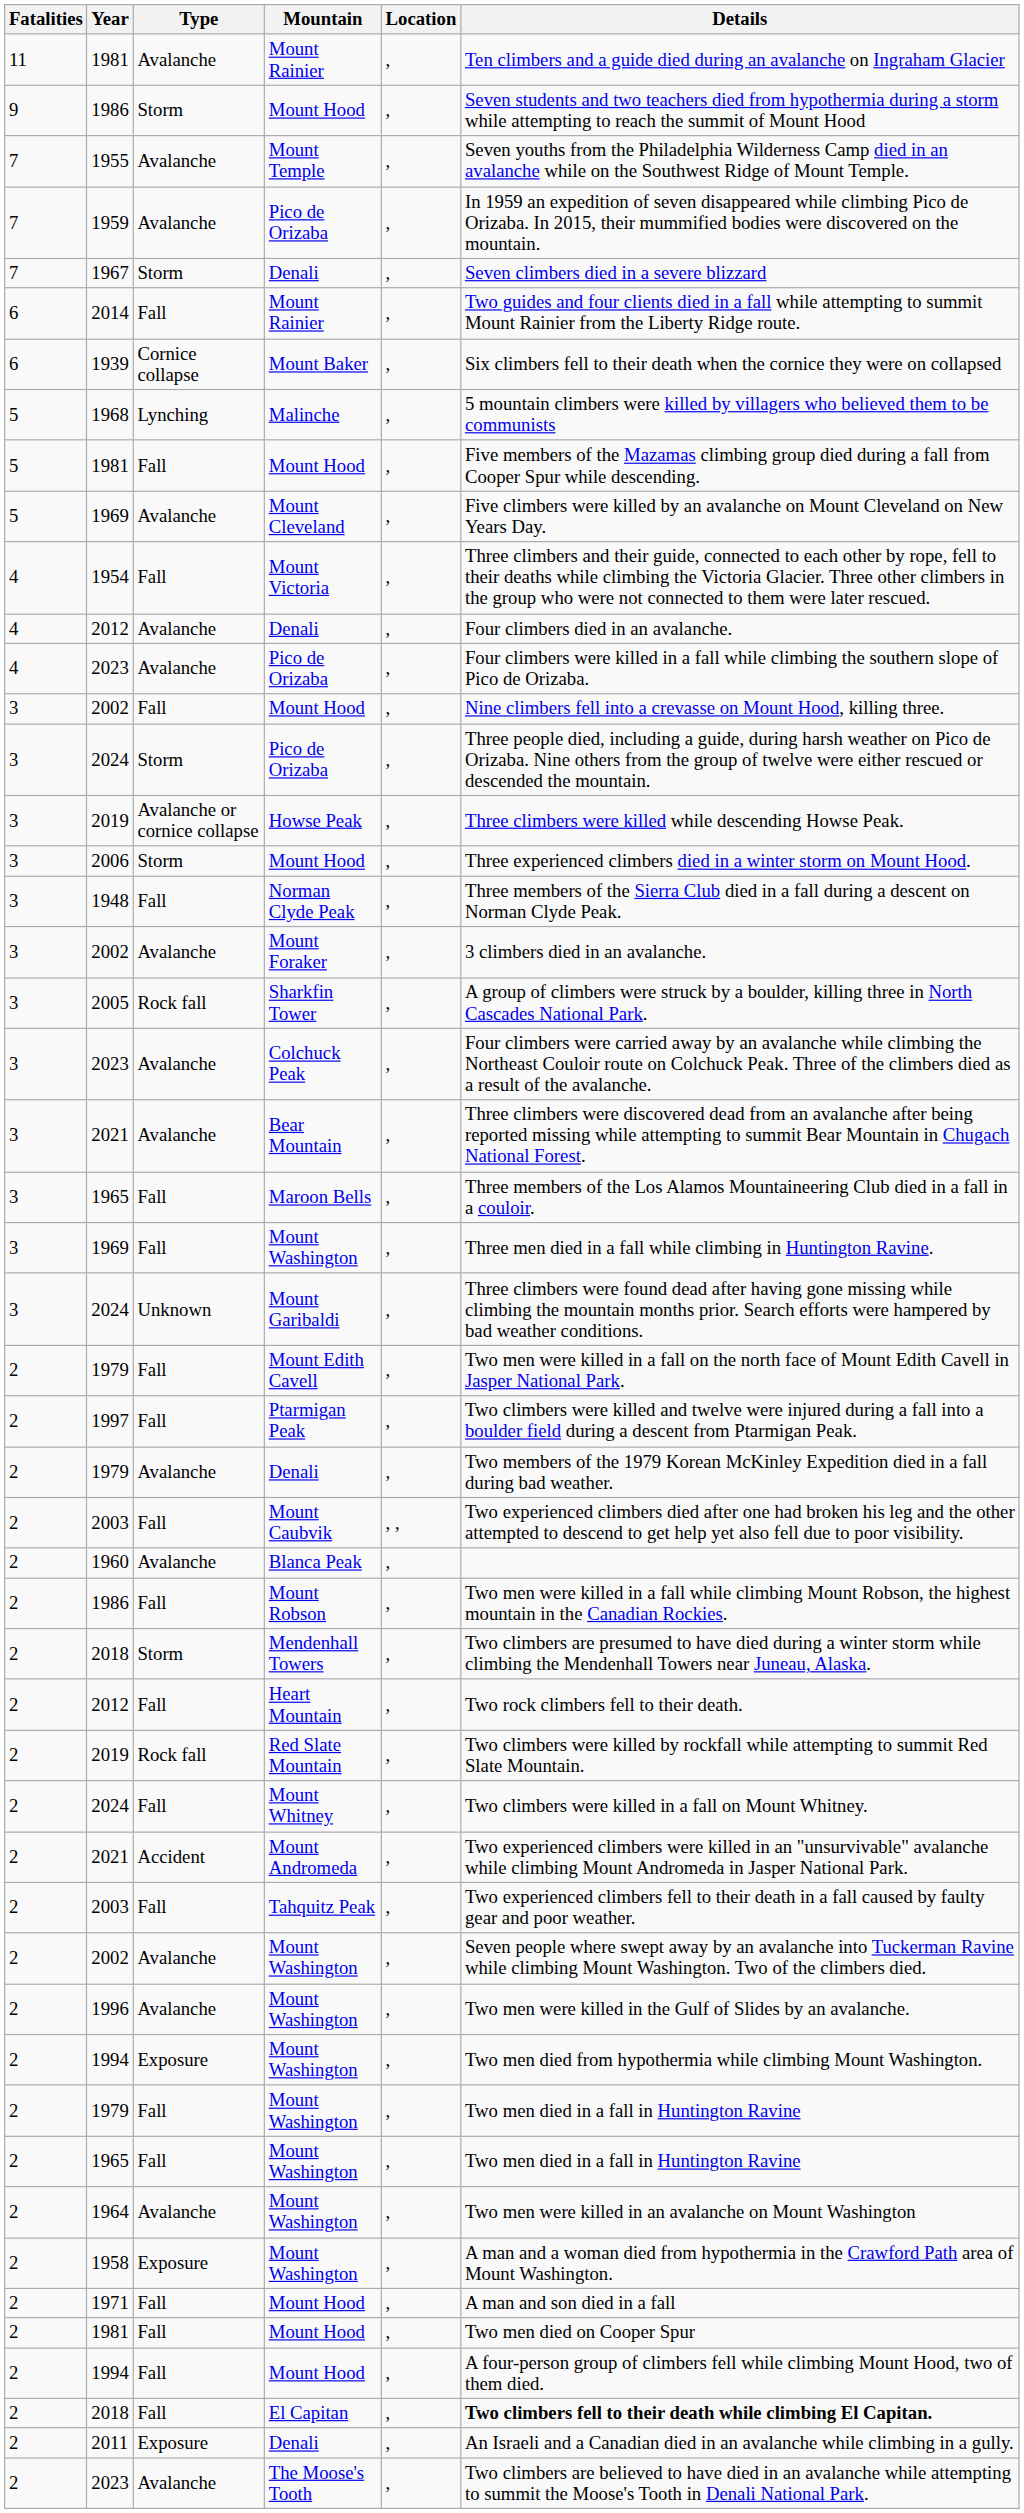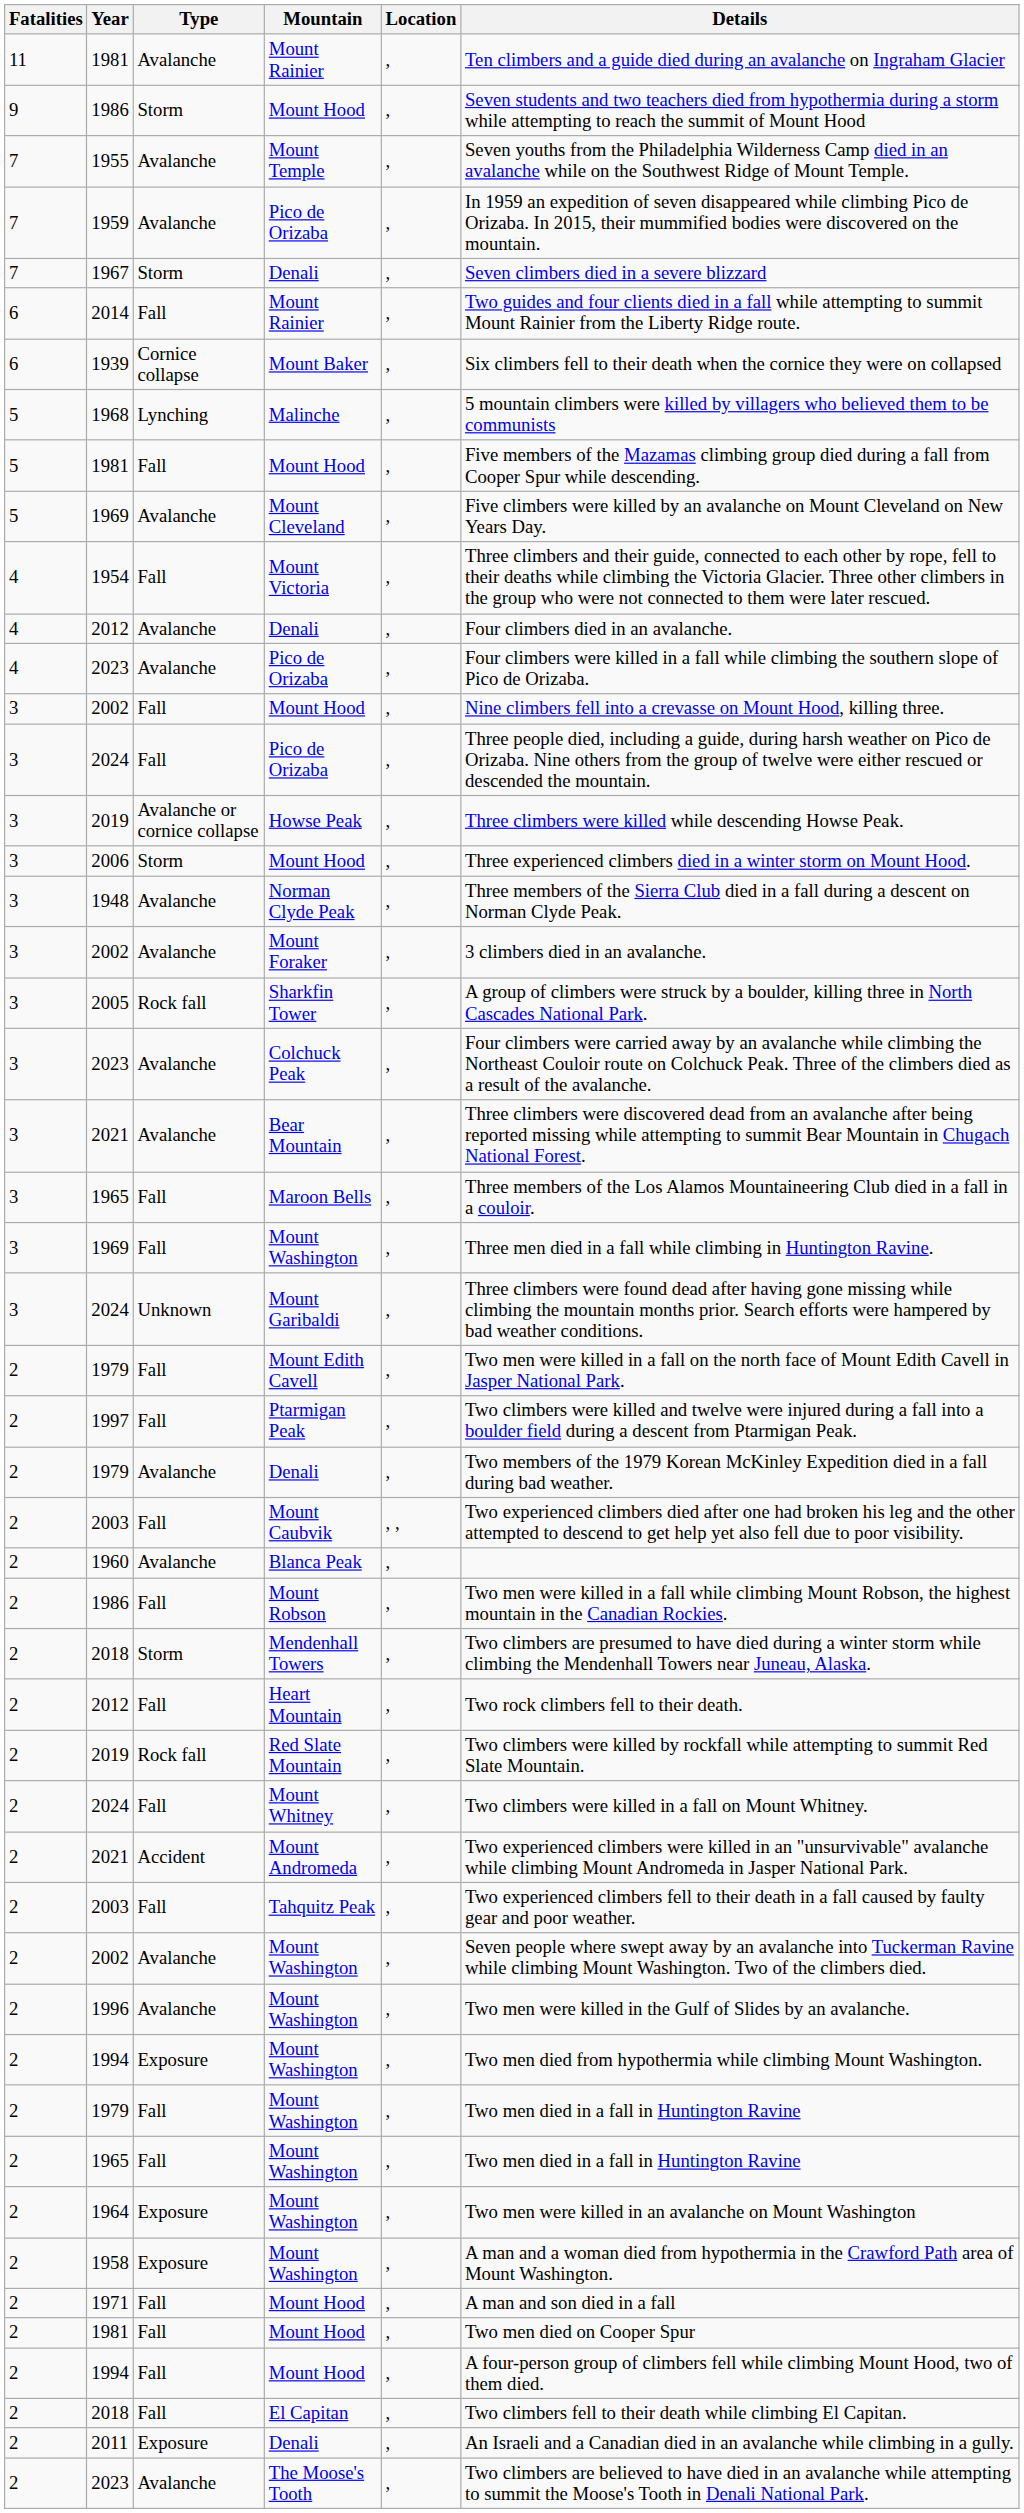(160, 759) Storm -> (152, 759) Fall
(152, 901) Fall -> (177, 901) Avalanche
(177, 2212) Avalanche -> (173, 2212) Exposure
(699, 2413) bold -> (686, 2413) normal
